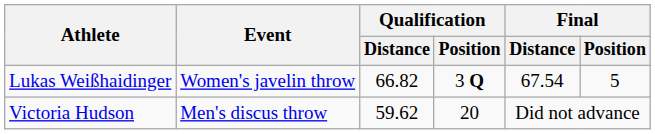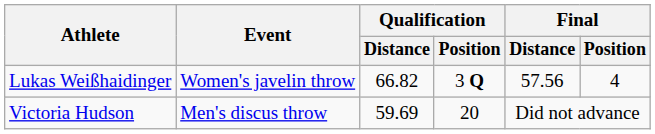(542, 81) 67.54 -> (542, 81) 57.56
(615, 81) 5 -> (615, 81) 4
(397, 112) 59.62 -> (397, 112) 59.69
